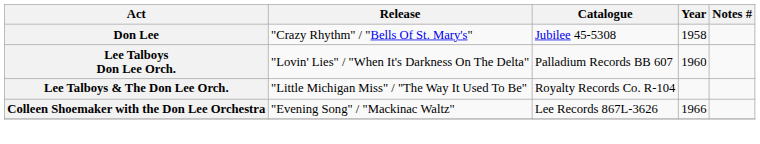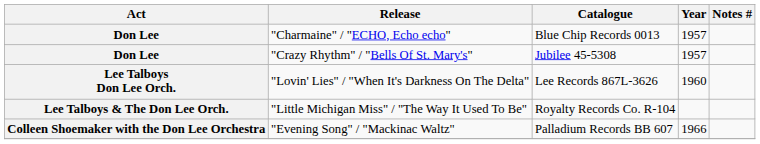+ row: (361, 34)
(694, 34) 1958 -> (694, 54) 1957
(604, 61) Palladium Records BB 607 -> (596, 81) Lee Records 867L-3626
(596, 108) Lee Records 867L-3626 -> (604, 128) Palladium Records BB 607
